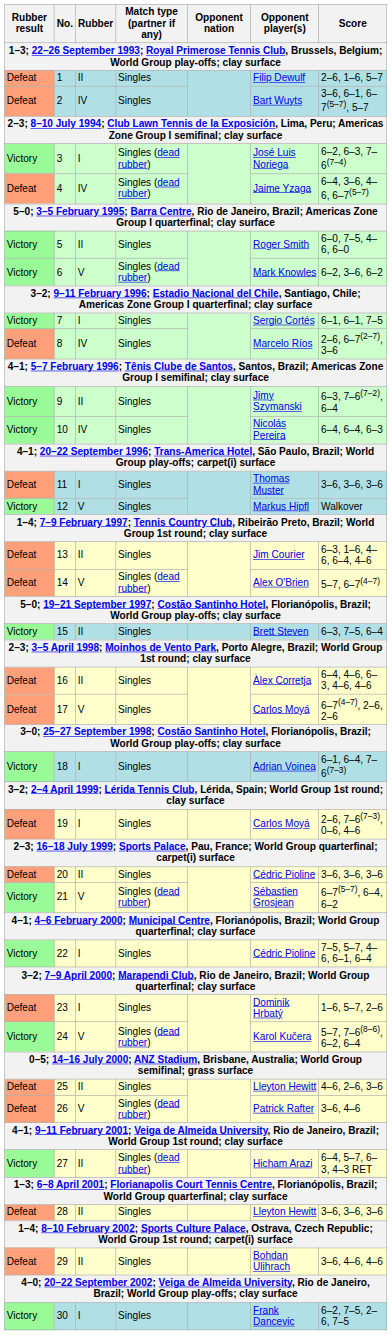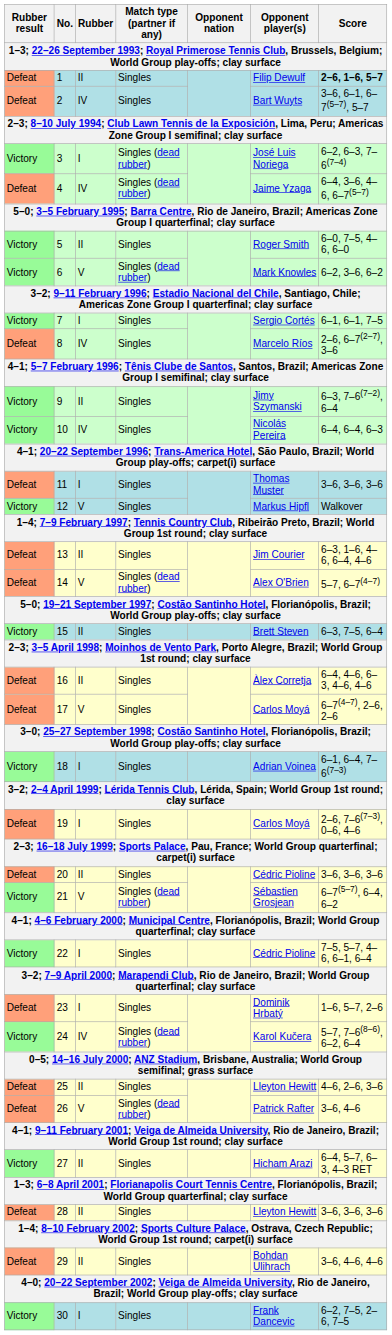(352, 78) normal -> (352, 78) bold
(81, 1037) V -> (83, 1037) IV
(149, 1163) Singles (dead rubber) -> (135, 1163) Singles
